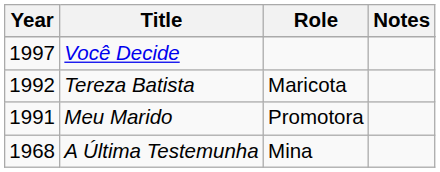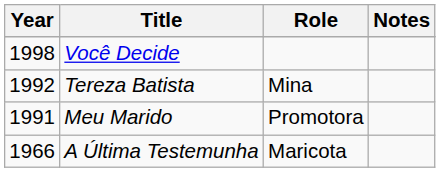(32, 53) 1997 -> (32, 53) 1998
(307, 85) Maricota -> (290, 85) Mina
(32, 150) 1968 -> (32, 150) 1966
(290, 150) Mina -> (307, 150) Maricota
